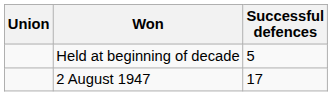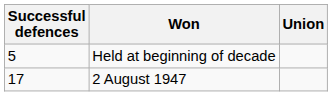columns swapped: (29, 24) <-> (285, 24)
